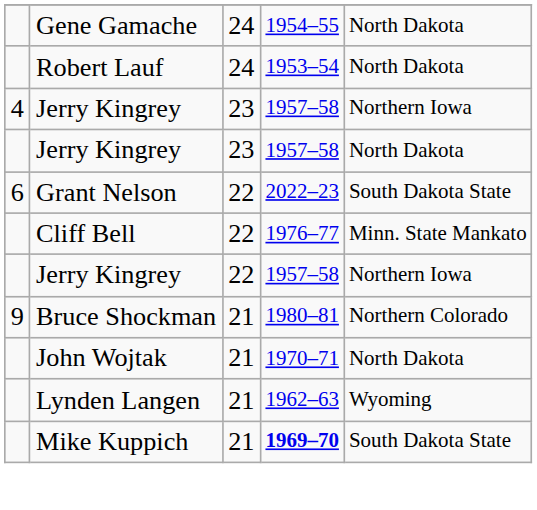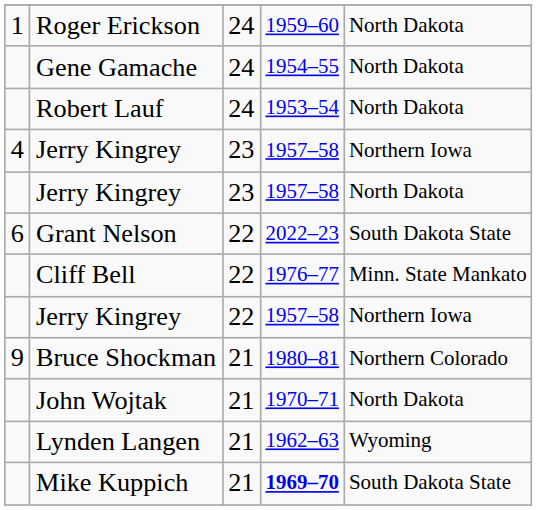+ row: (17, 25)
